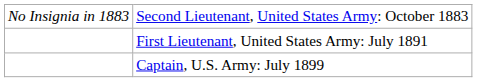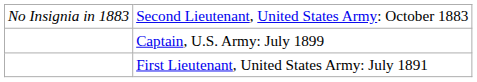rows swapped: (282, 40) <-> (230, 64)
